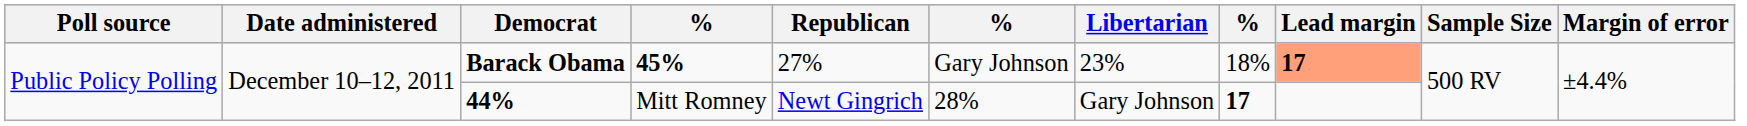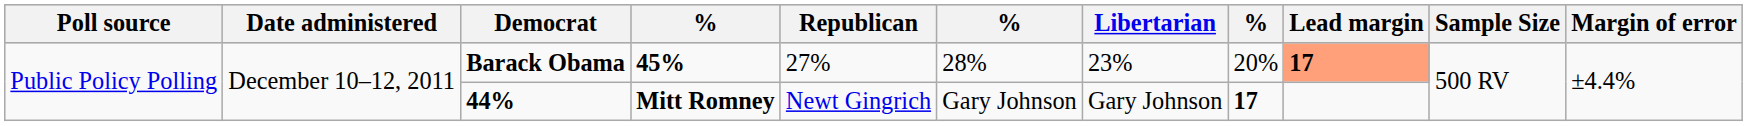(1001, 62) Gary Johnson -> (965, 62) 28%
(1248, 62) 18% -> (1256, 62) 20%
(701, 100) normal -> (705, 100) bold
(957, 100) 28% -> (1010, 100) Gary Johnson
